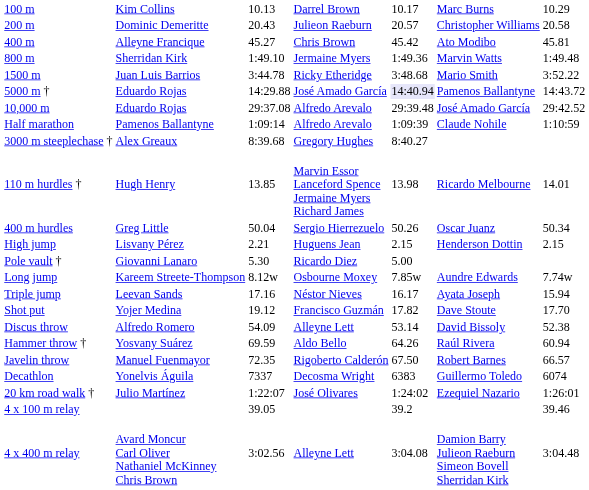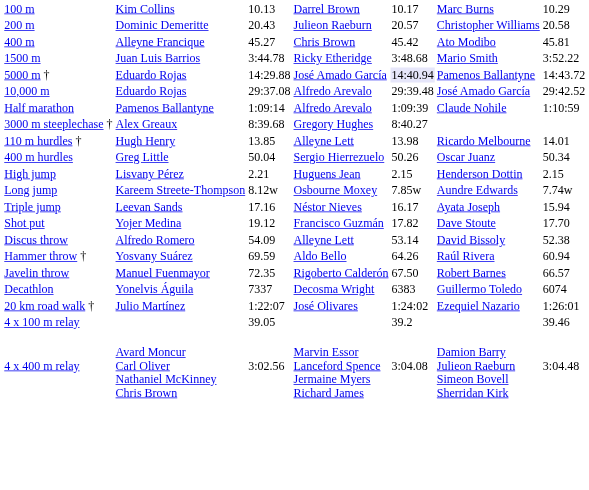- row: (19, 58)
(337, 191) Marvin Essor Lanceford Spence Jermaine Myers Richard James -> (324, 141) Alleyne Lett
- row: (33, 261)
(324, 453) Alleyne Lett -> (337, 372) Marvin Essor Lanceford Spence Jermaine Myers Richard James
